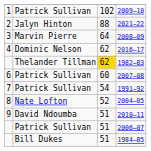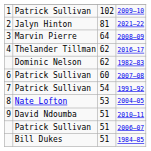(104, 24) 88 -> (104, 24) 81
(48, 50) Dominic Nelson -> (55, 50) Thelander Tillman
(55, 62) Thelander Tillman -> (48, 62) Dominic Nelson
(104, 62) gold background -> (104, 62) no background
(104, 101) 52 -> (104, 101) 53
